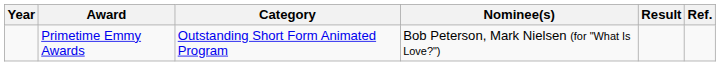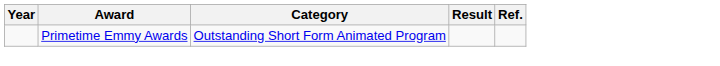- column: (519, 14)
